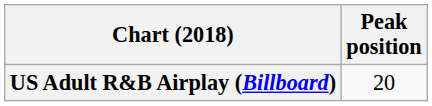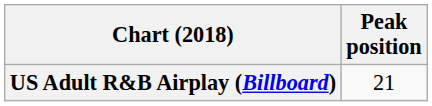(384, 82) 20 -> (384, 82) 21
